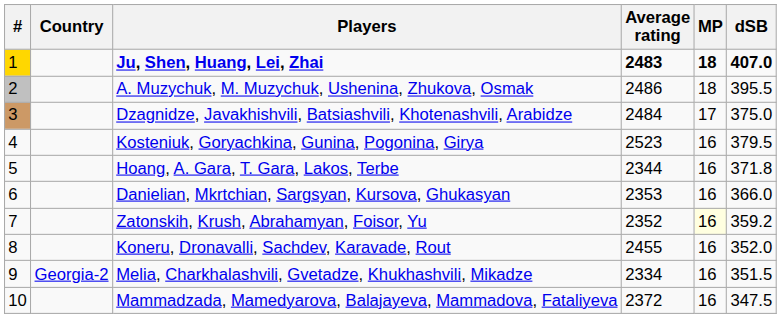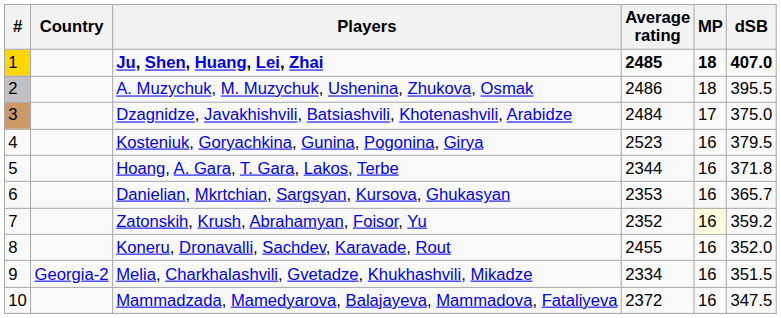(644, 62) 2483 -> (644, 62) 2485
(751, 194) 366.0 -> (751, 194) 365.7
